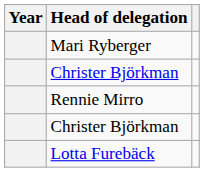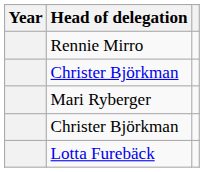rows swapped: (26, 100) <-> (26, 45)
